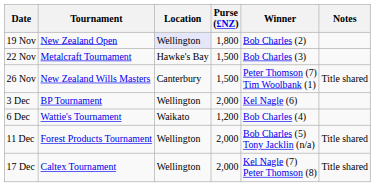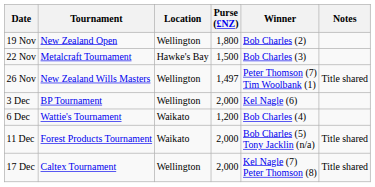(179, 40) lavender background -> (179, 40) no background
(179, 79) Canterbury -> (179, 79) Wellington
(227, 79) 1,500 -> (227, 79) 1,497
(179, 139) Wellington -> (173, 139) Waikato
